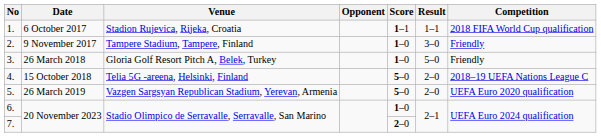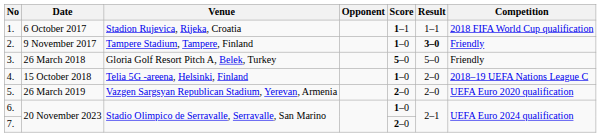(432, 44) normal -> (432, 44) bold
(402, 60) 1–0 -> (402, 60) 5–0
(402, 76) 5–0 -> (402, 76) 1–0
(402, 92) 5–0 -> (402, 92) 2–0
